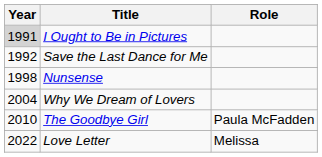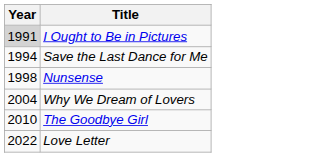- column: (264, 15)
(22, 57) 1992 -> (22, 57) 1994
